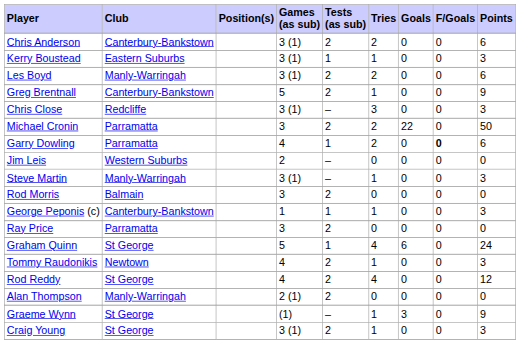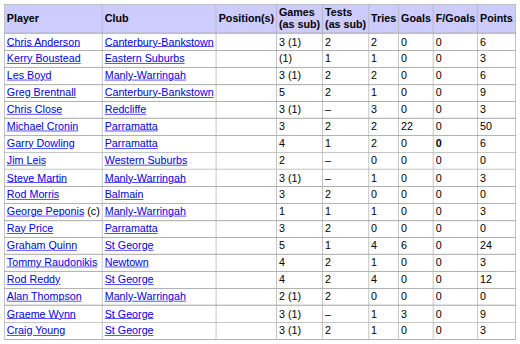(290, 59) 3 (1) -> (286, 59) (1)
(159, 212) Canterbury-Bankstown -> (145, 212) Manly-Warringah
(286, 314) (1) -> (290, 314) 3 (1)
